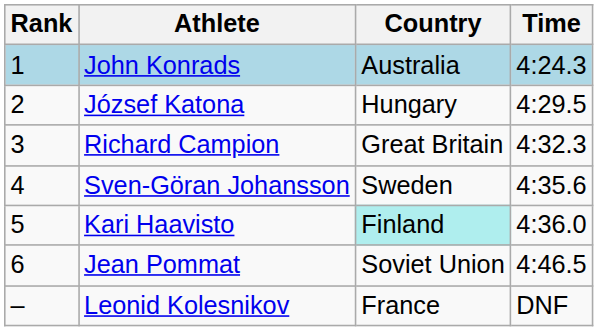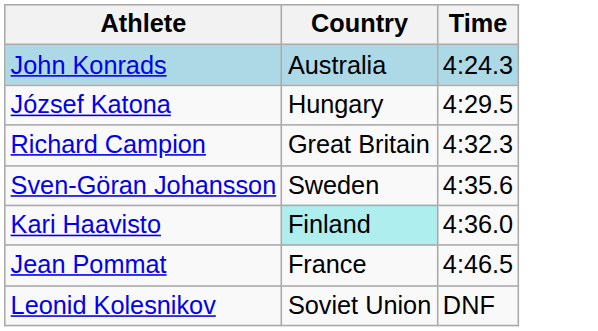- column: (42, 24)
(433, 265) Soviet Union -> (327, 265) France
(401, 305) France -> (360, 305) Soviet Union
